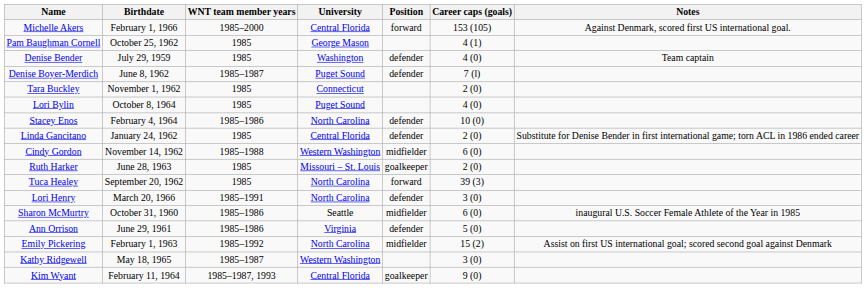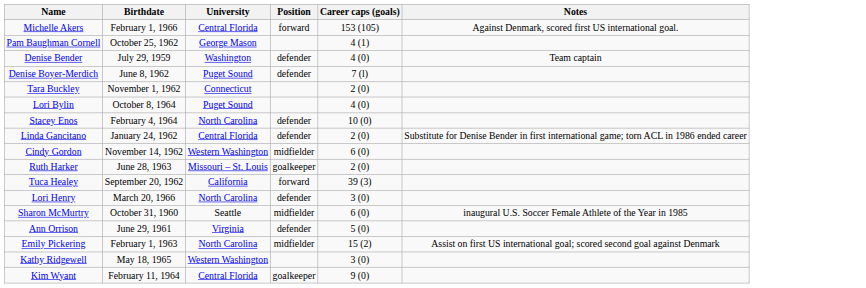- column: (242, 12)
(340, 182) North Carolina -> (228, 182) California
